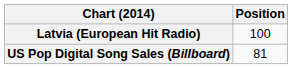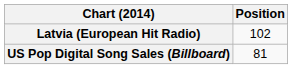(260, 34) 100 -> (260, 34) 102
